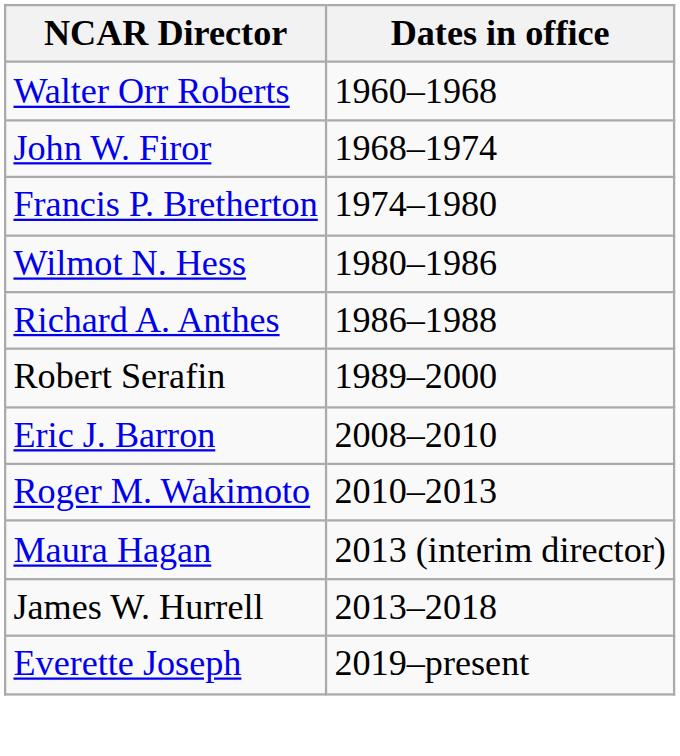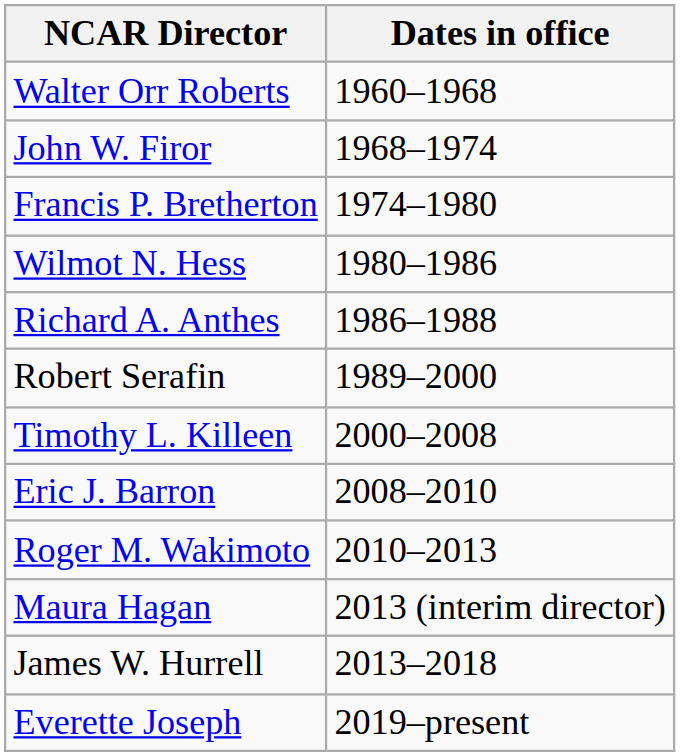+ row: (153, 434)
